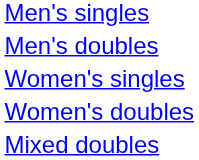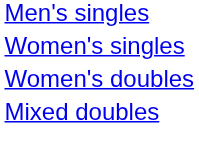- row: (82, 45)
